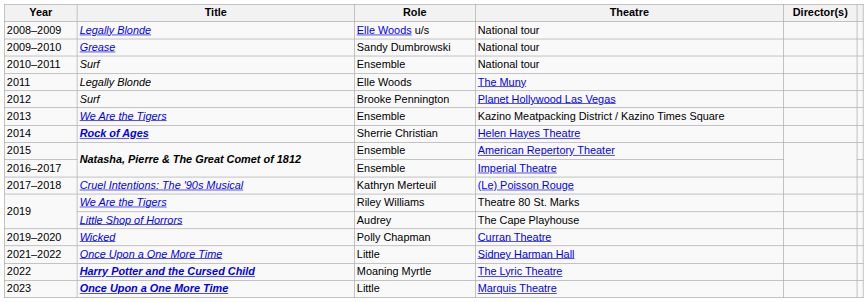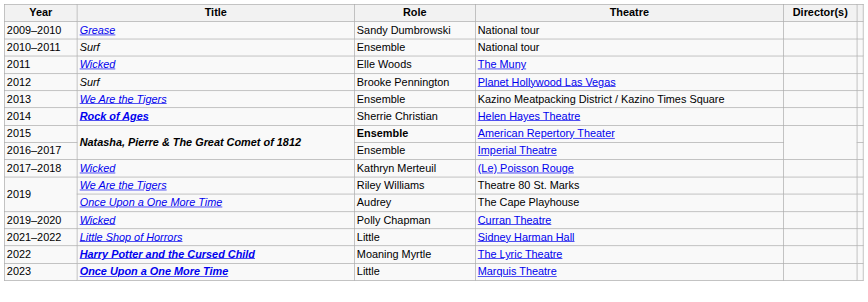- row: (34, 30)
(115, 82) Legally Blonde -> (97, 64) Wicked
(381, 151) normal -> (383, 133) bold
(161, 185) Cruel Intentions: The '90s Musical -> (97, 168) Wicked
(131, 220) Little Shop of Horrors -> (151, 202) Once Upon a One More Time
(151, 254) Once Upon a One More Time -> (131, 237) Little Shop of Horrors
